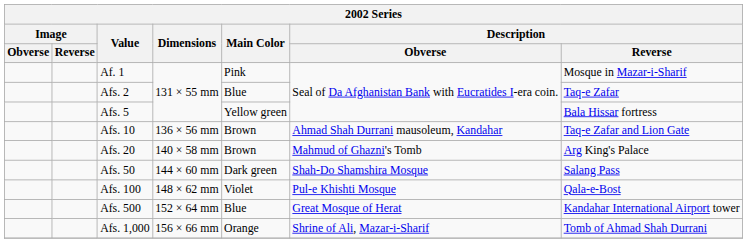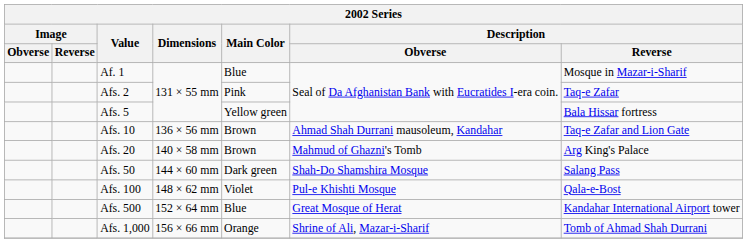(235, 73) Pink -> (235, 73) Blue
(235, 92) Blue -> (235, 92) Pink
